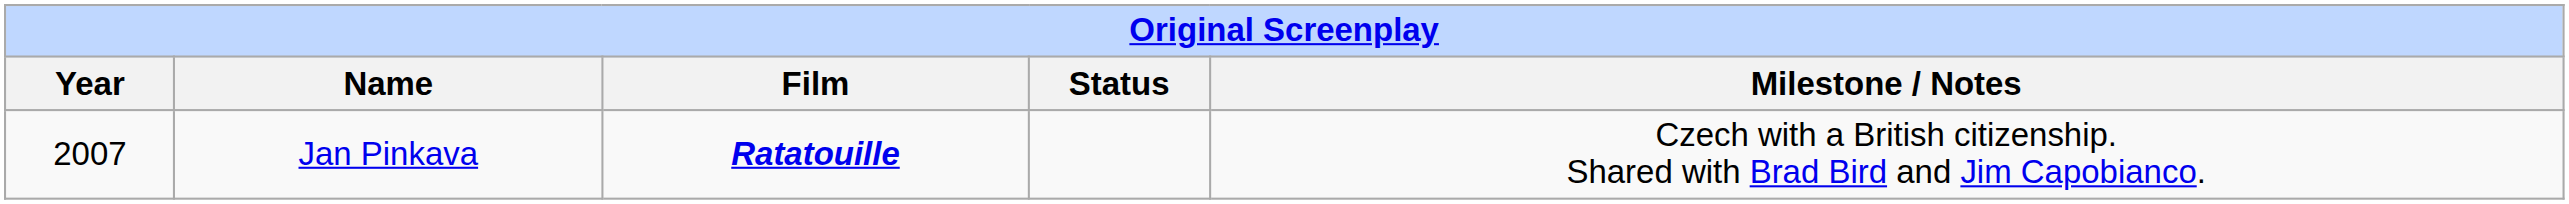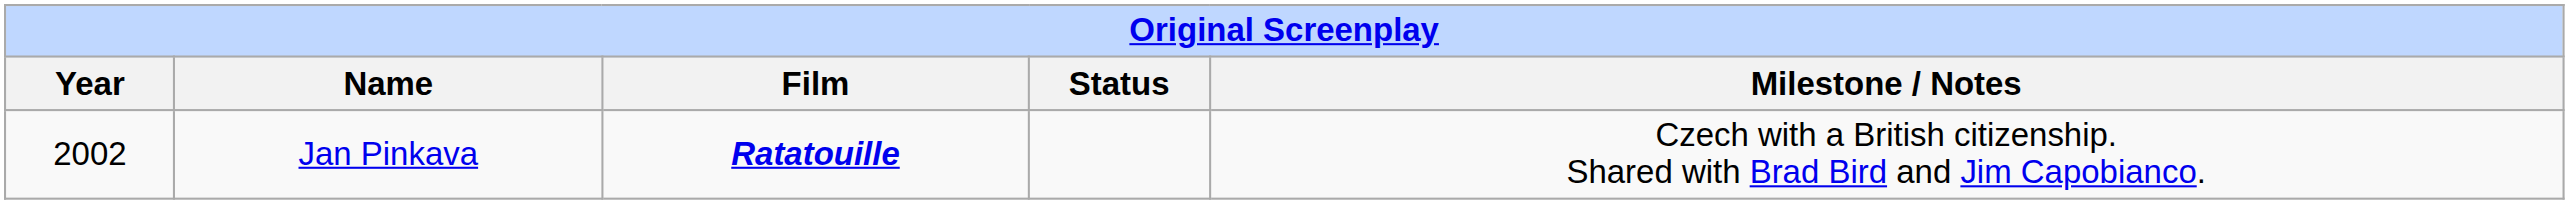(90, 153) 2007 -> (90, 153) 2002
